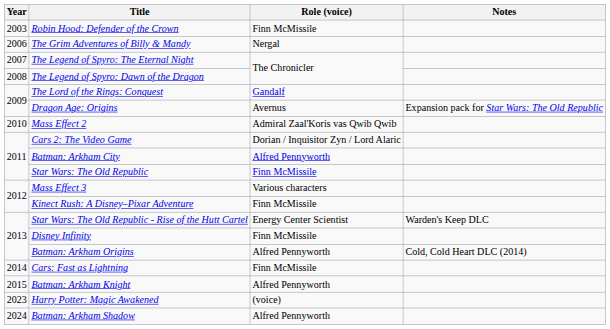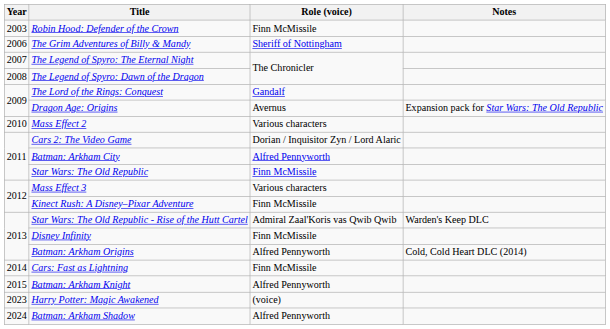(266, 44) Nergal -> (297, 44) Sheriff of Nottingham
(324, 124) Admiral Zaal'Koris vas Qwib Qwib -> (290, 124) Various characters
(300, 220) Energy Center Scientist -> (324, 220) Admiral Zaal'Koris vas Qwib Qwib
